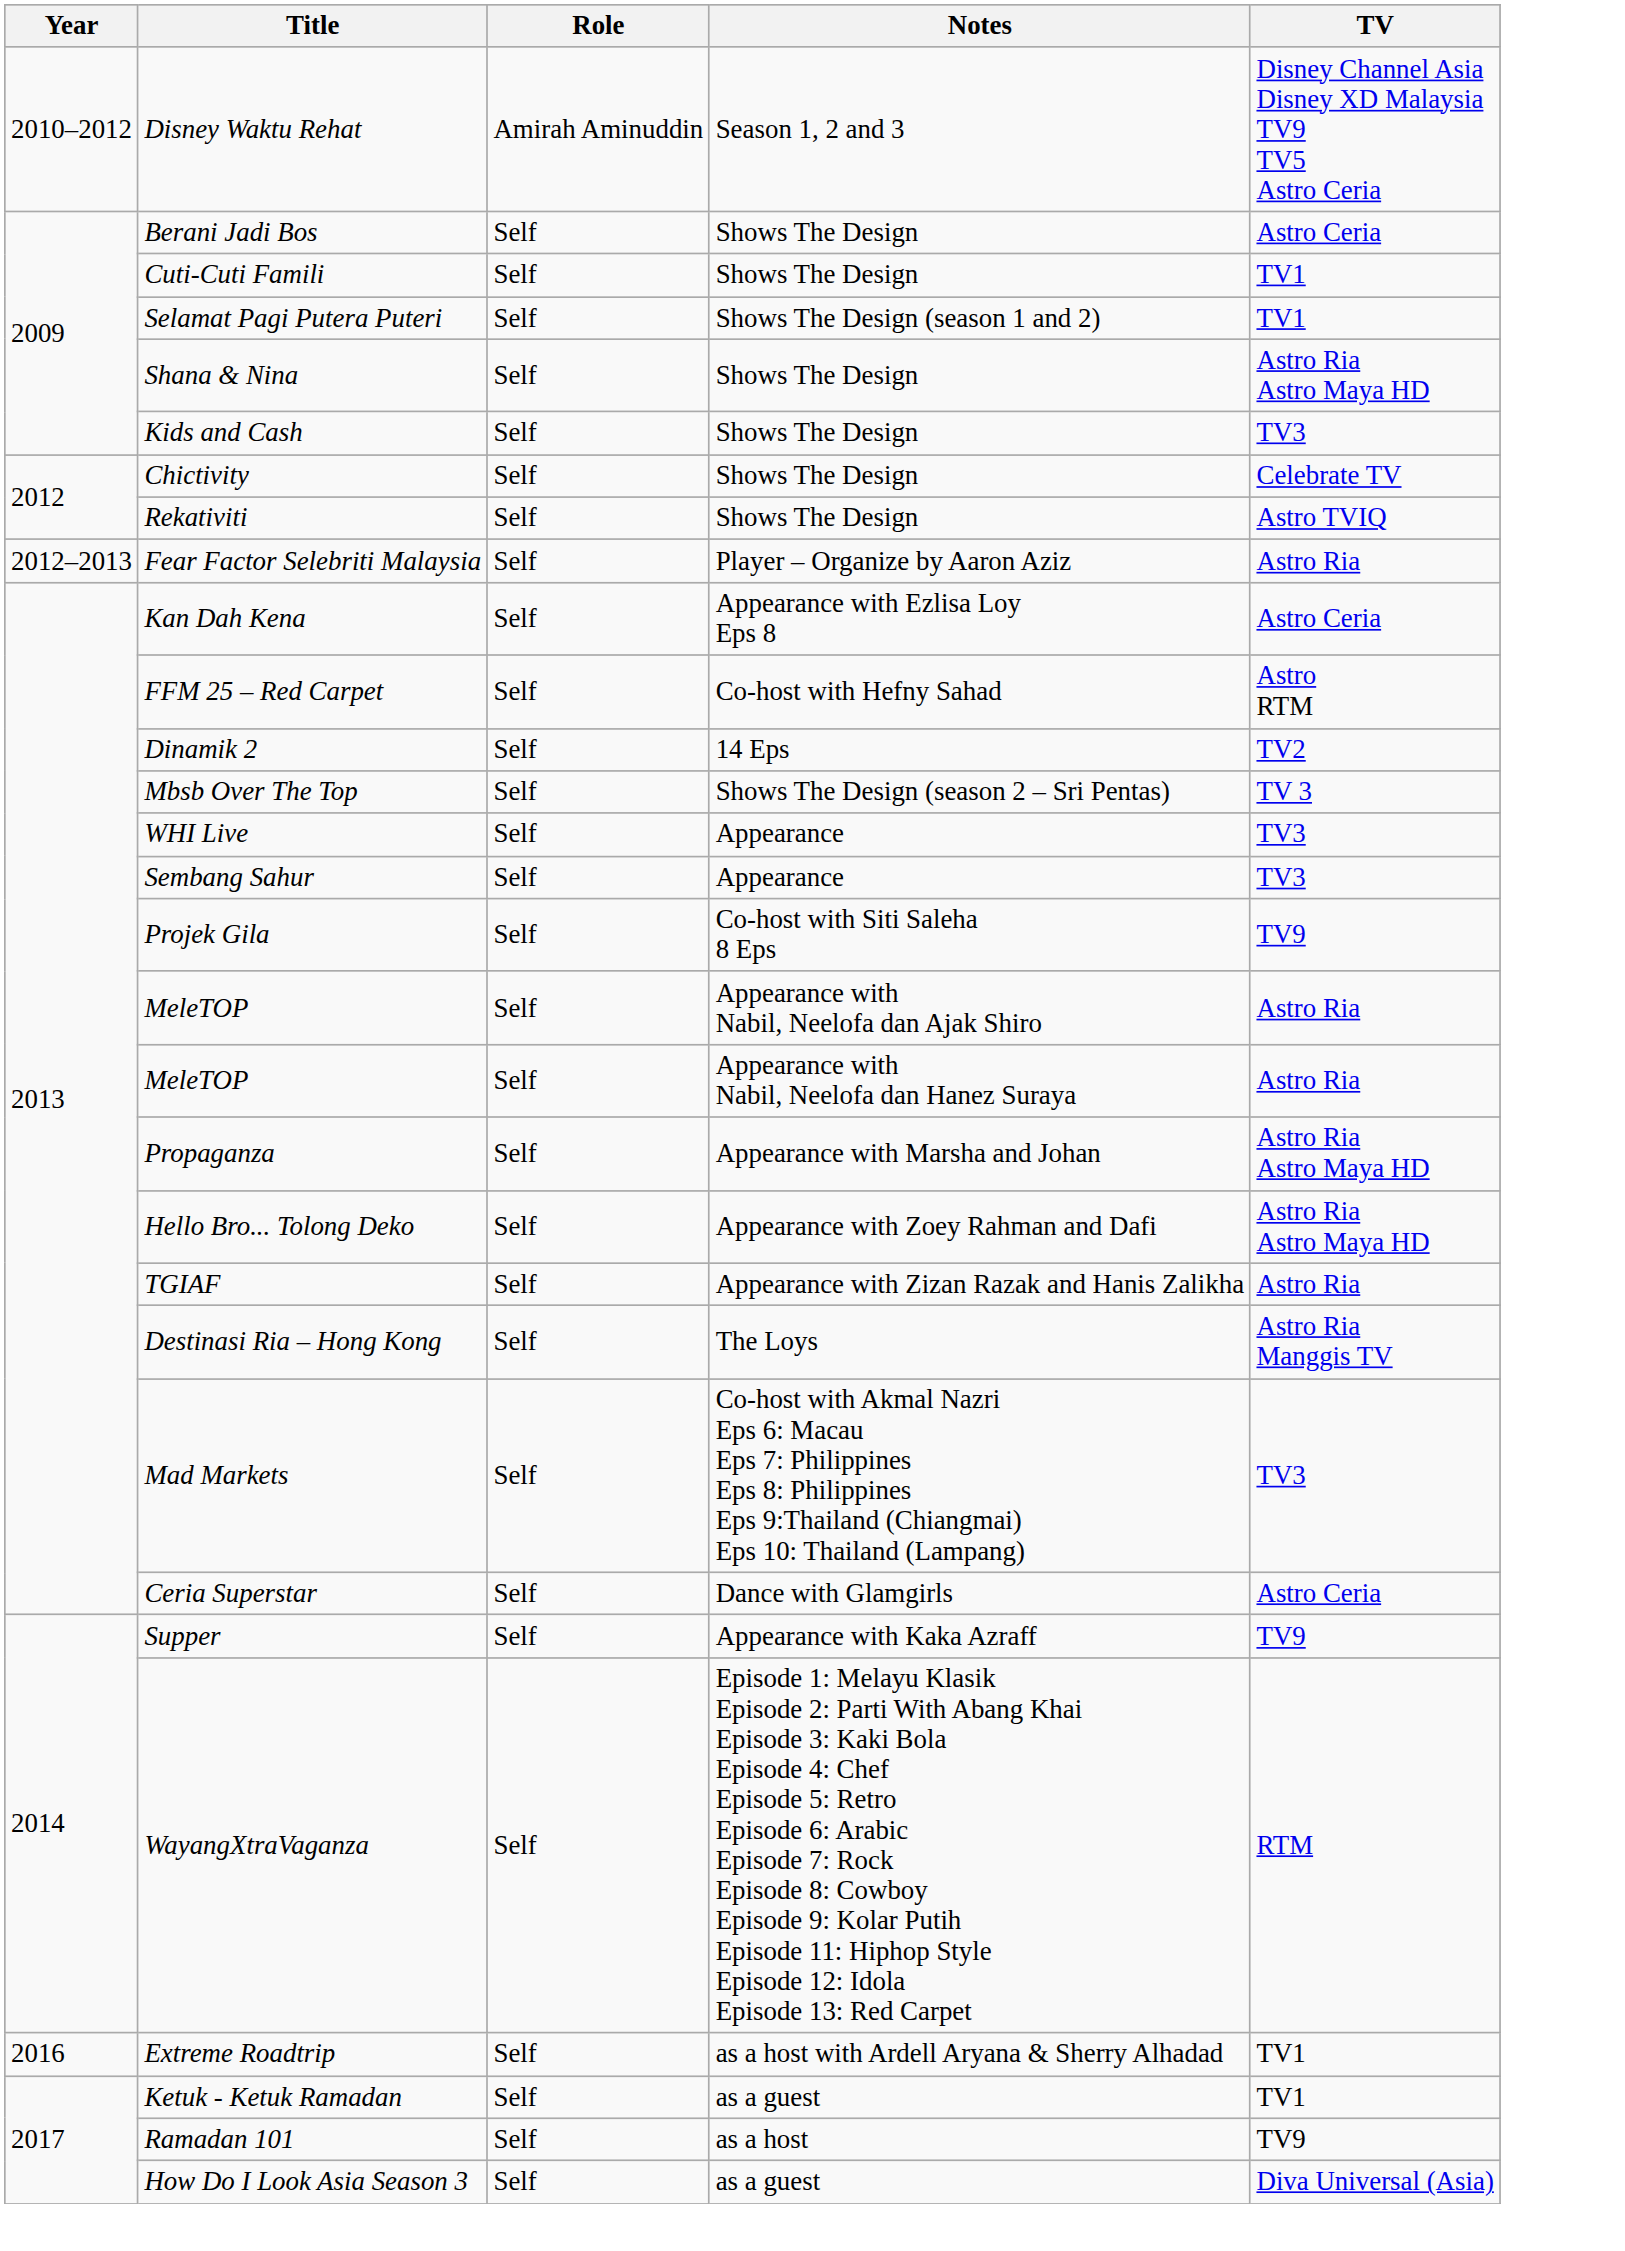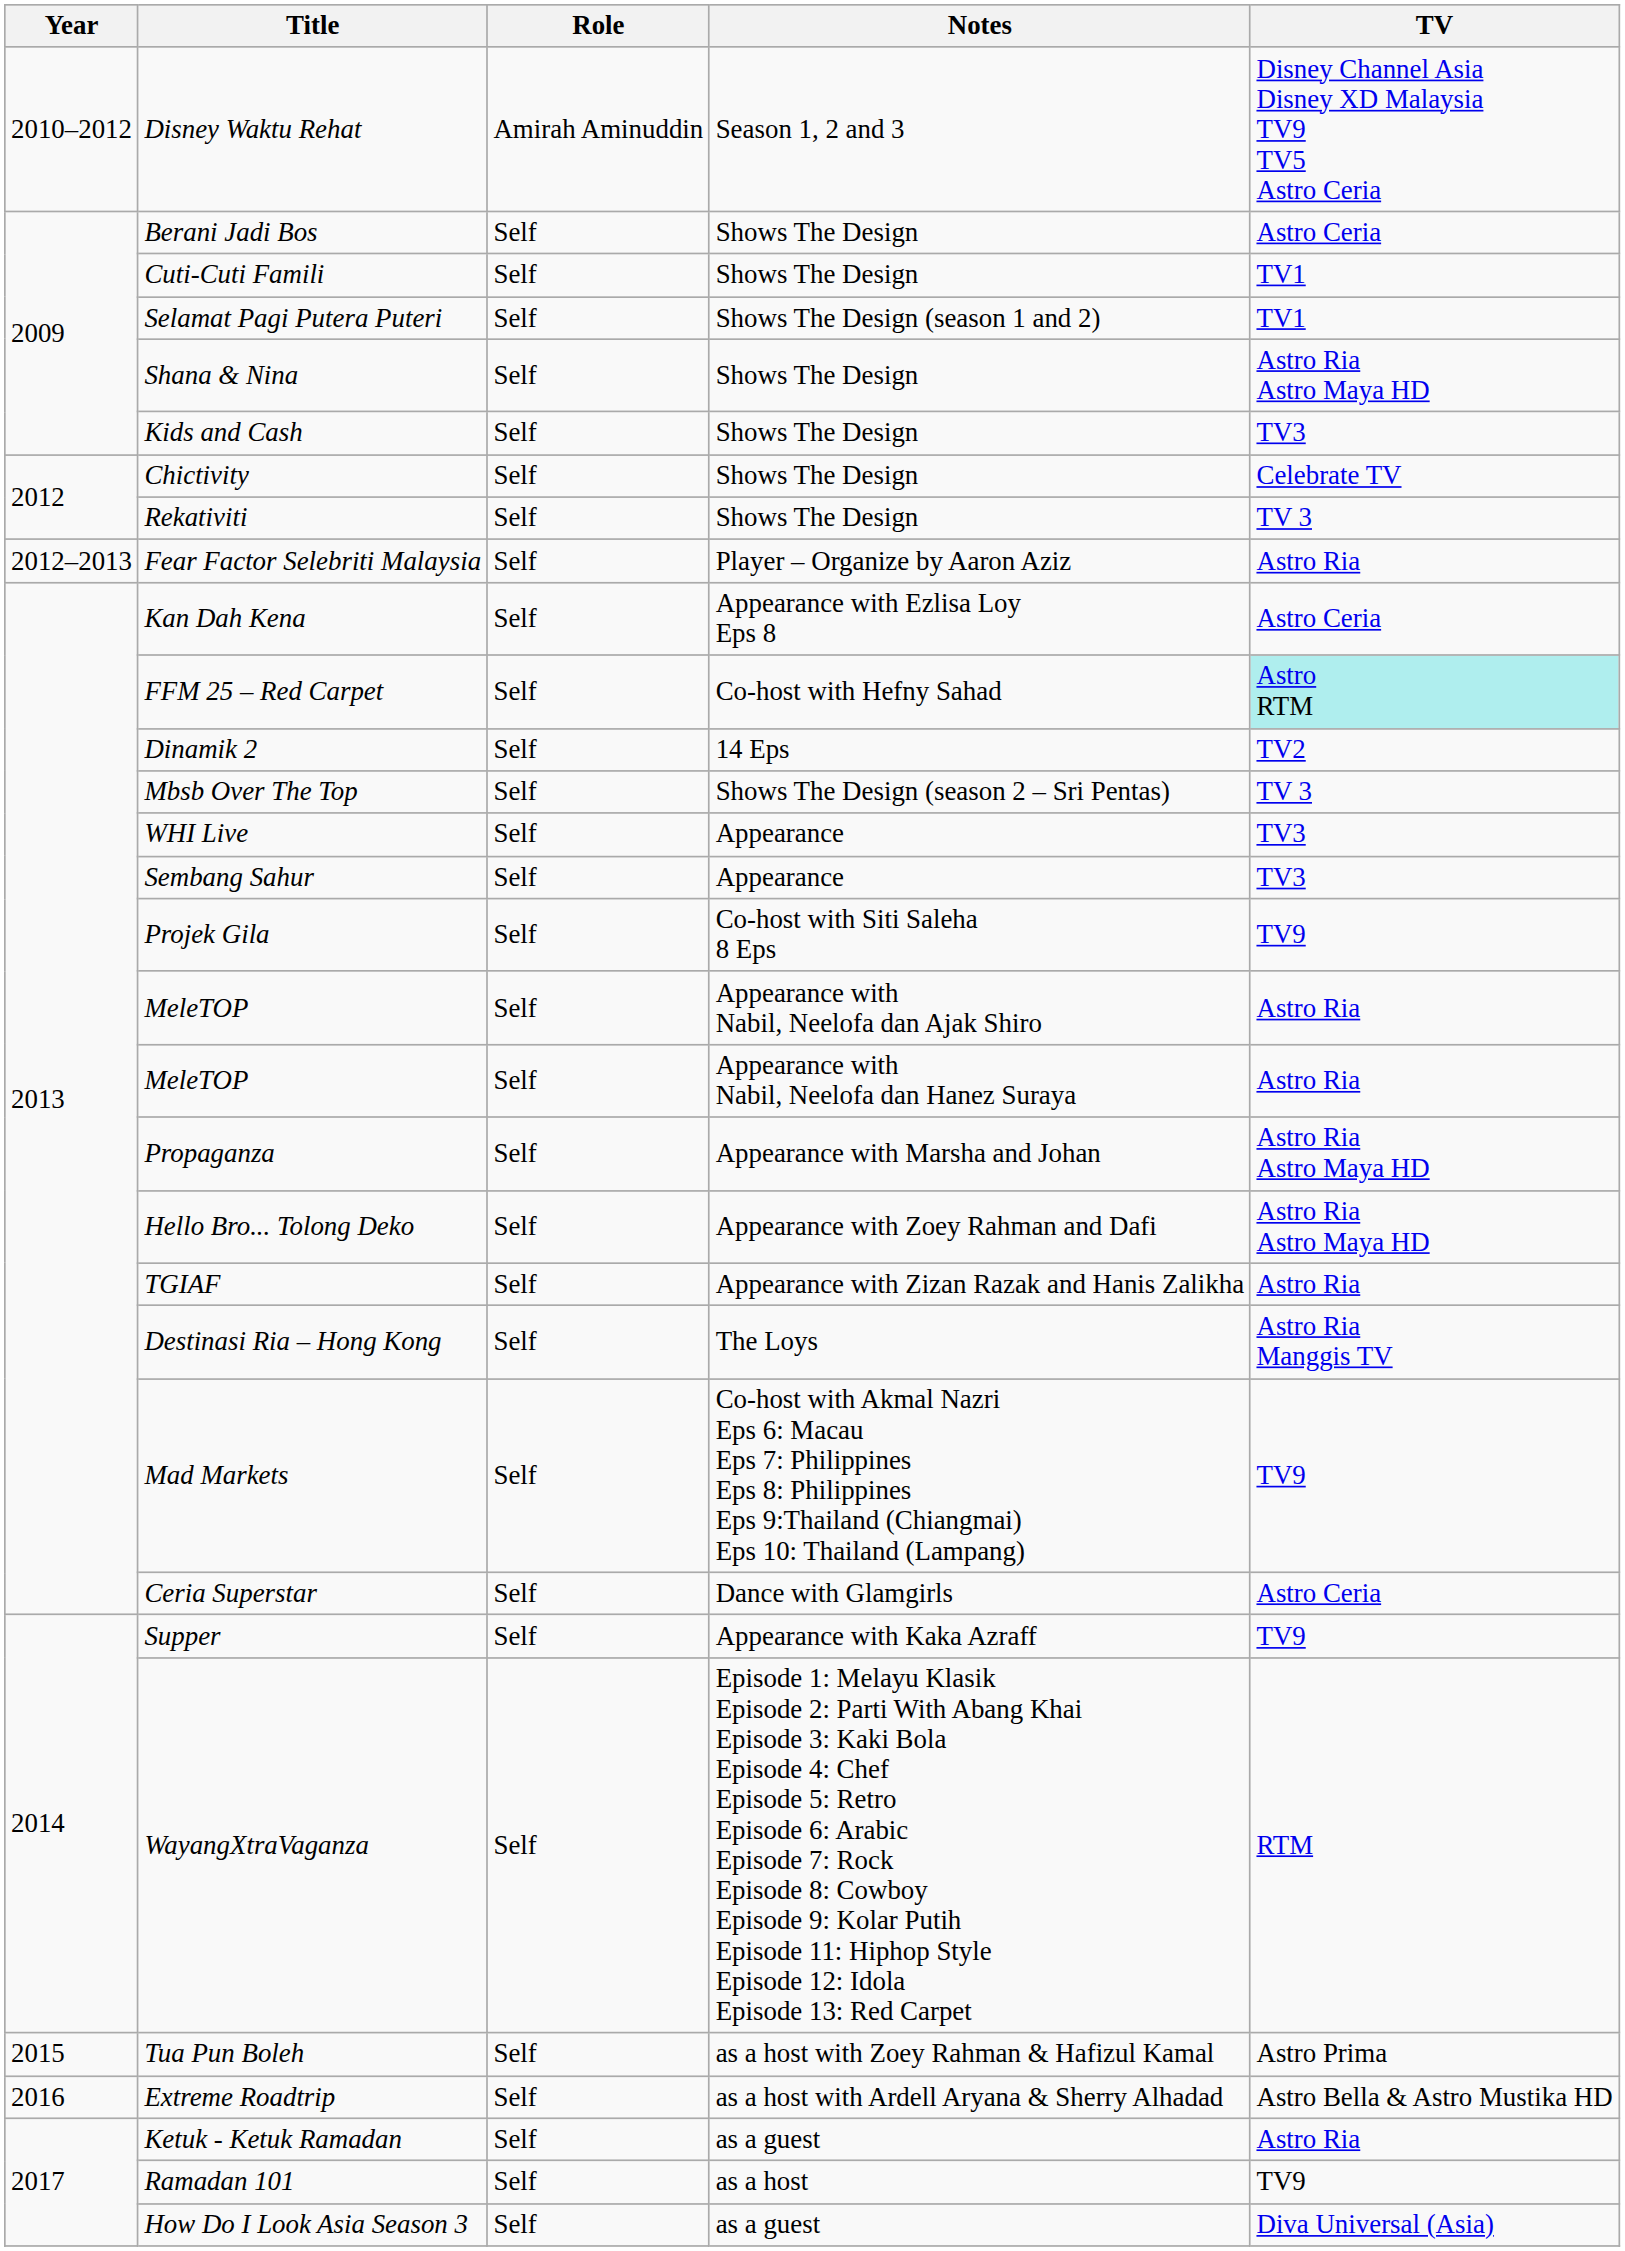(1322, 518) Astro TVIQ -> (1284, 518) TV 3
(1286, 691) no background -> (1286, 691) paleturquoise background
(1281, 1475) TV3 -> (1281, 1475) TV9
+ row: (224, 2053)
(1281, 2053) TV1 -> (1435, 2096) Astro Bella & Astro Mustika HD
(1281, 2096) TV1 -> (1308, 2139) Astro Ria
